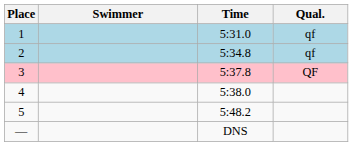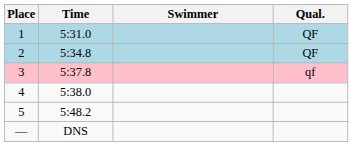columns swapped: (118, 14) <-> (235, 14)
(310, 33) qf -> (310, 33) QF
(310, 53) qf -> (310, 53) QF
(310, 72) QF -> (310, 72) qf
